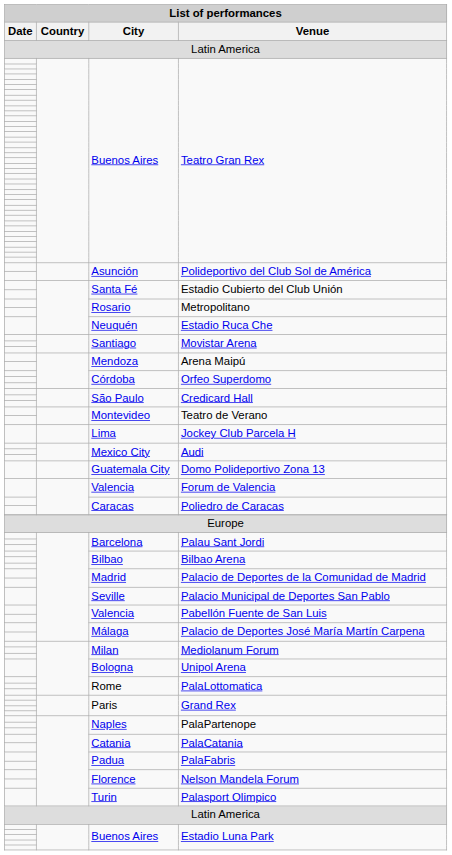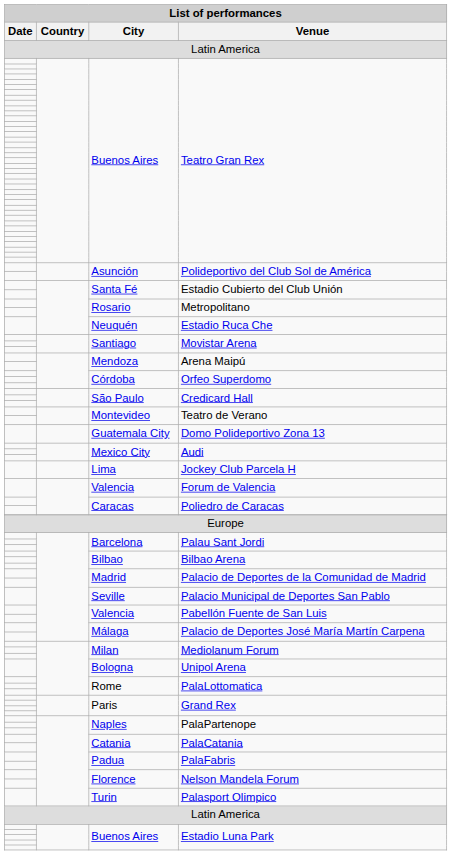rows swapped: (104, 433) <-> (130, 469)
